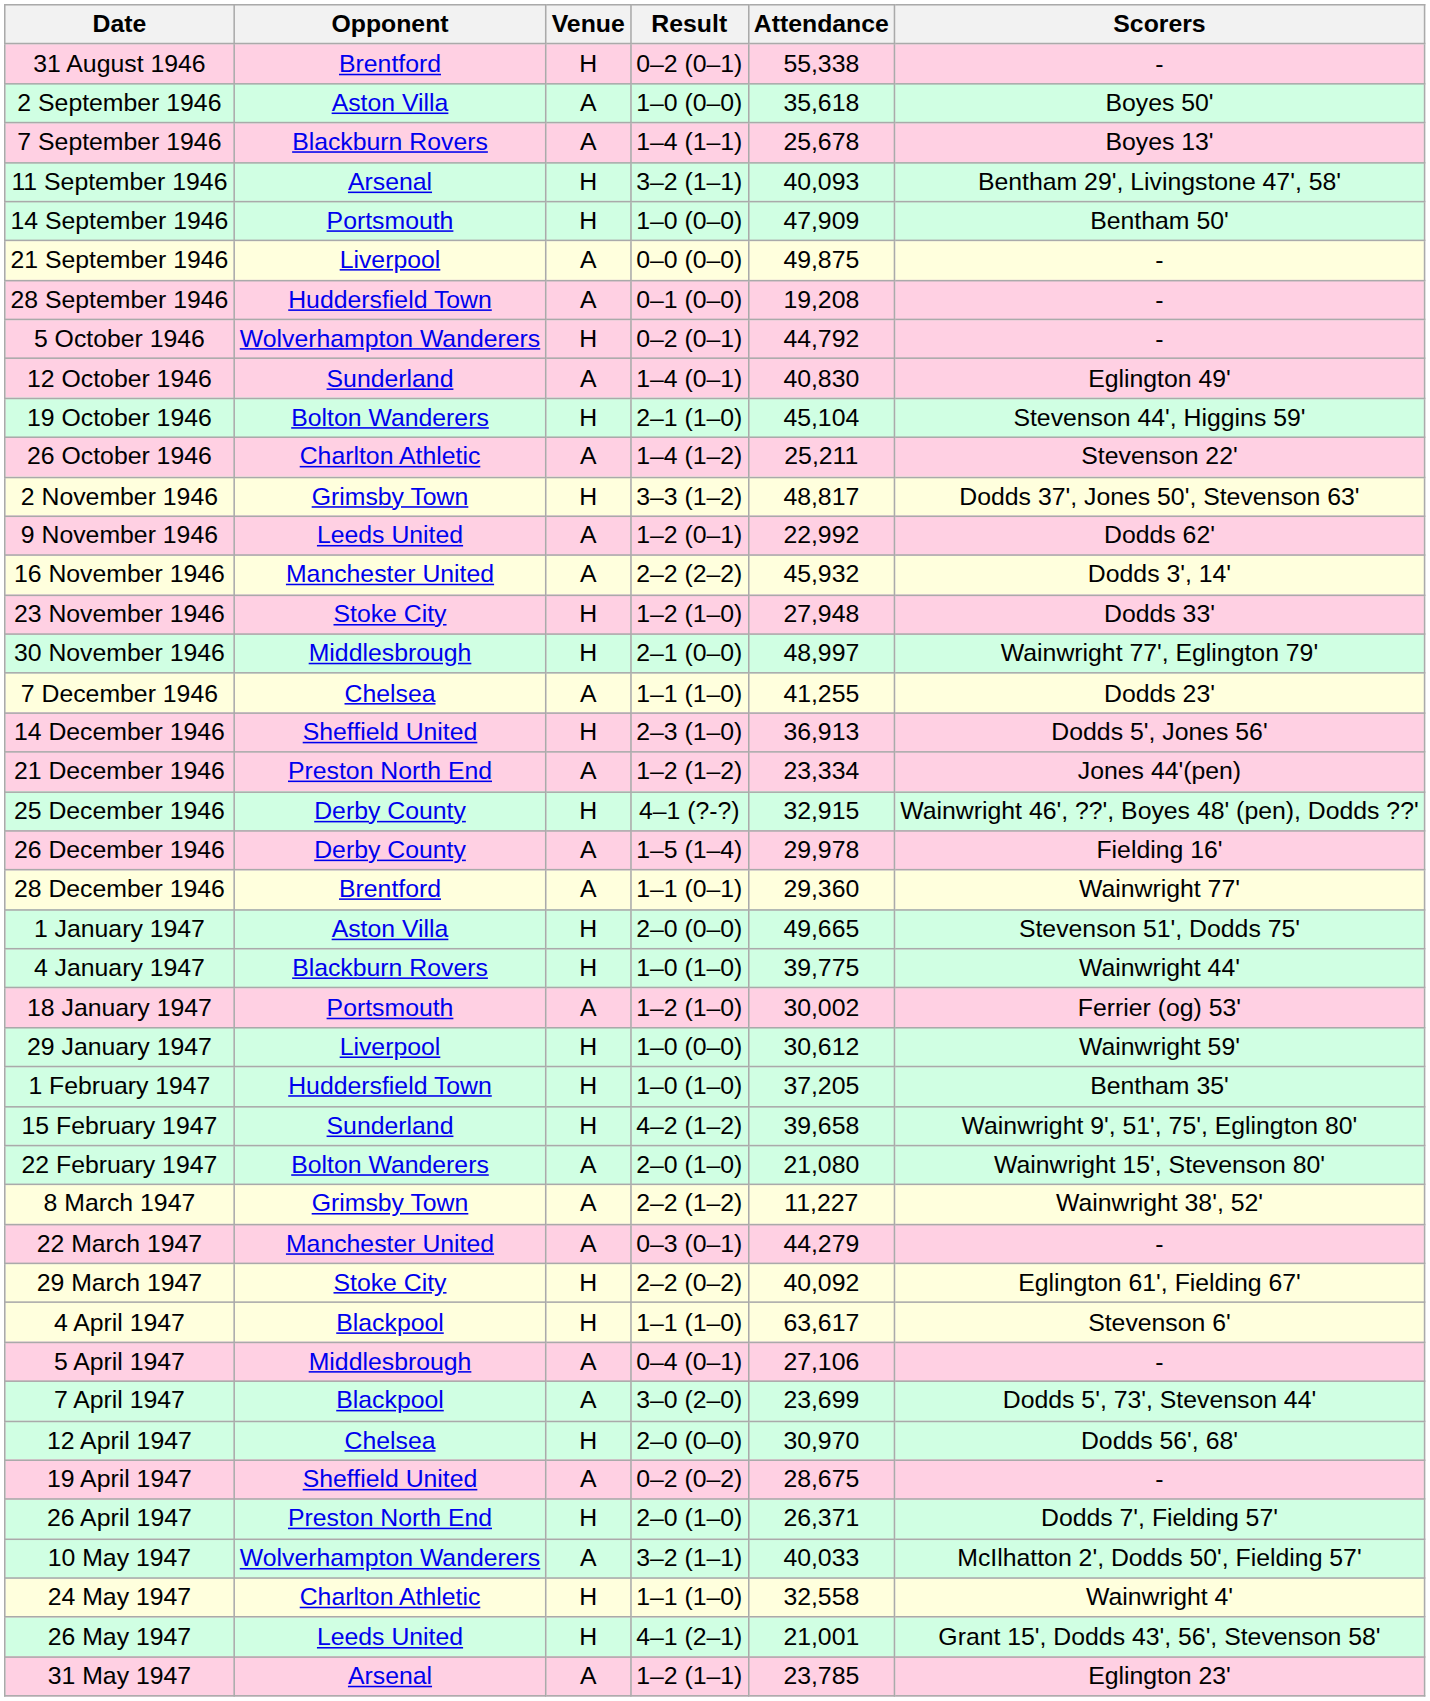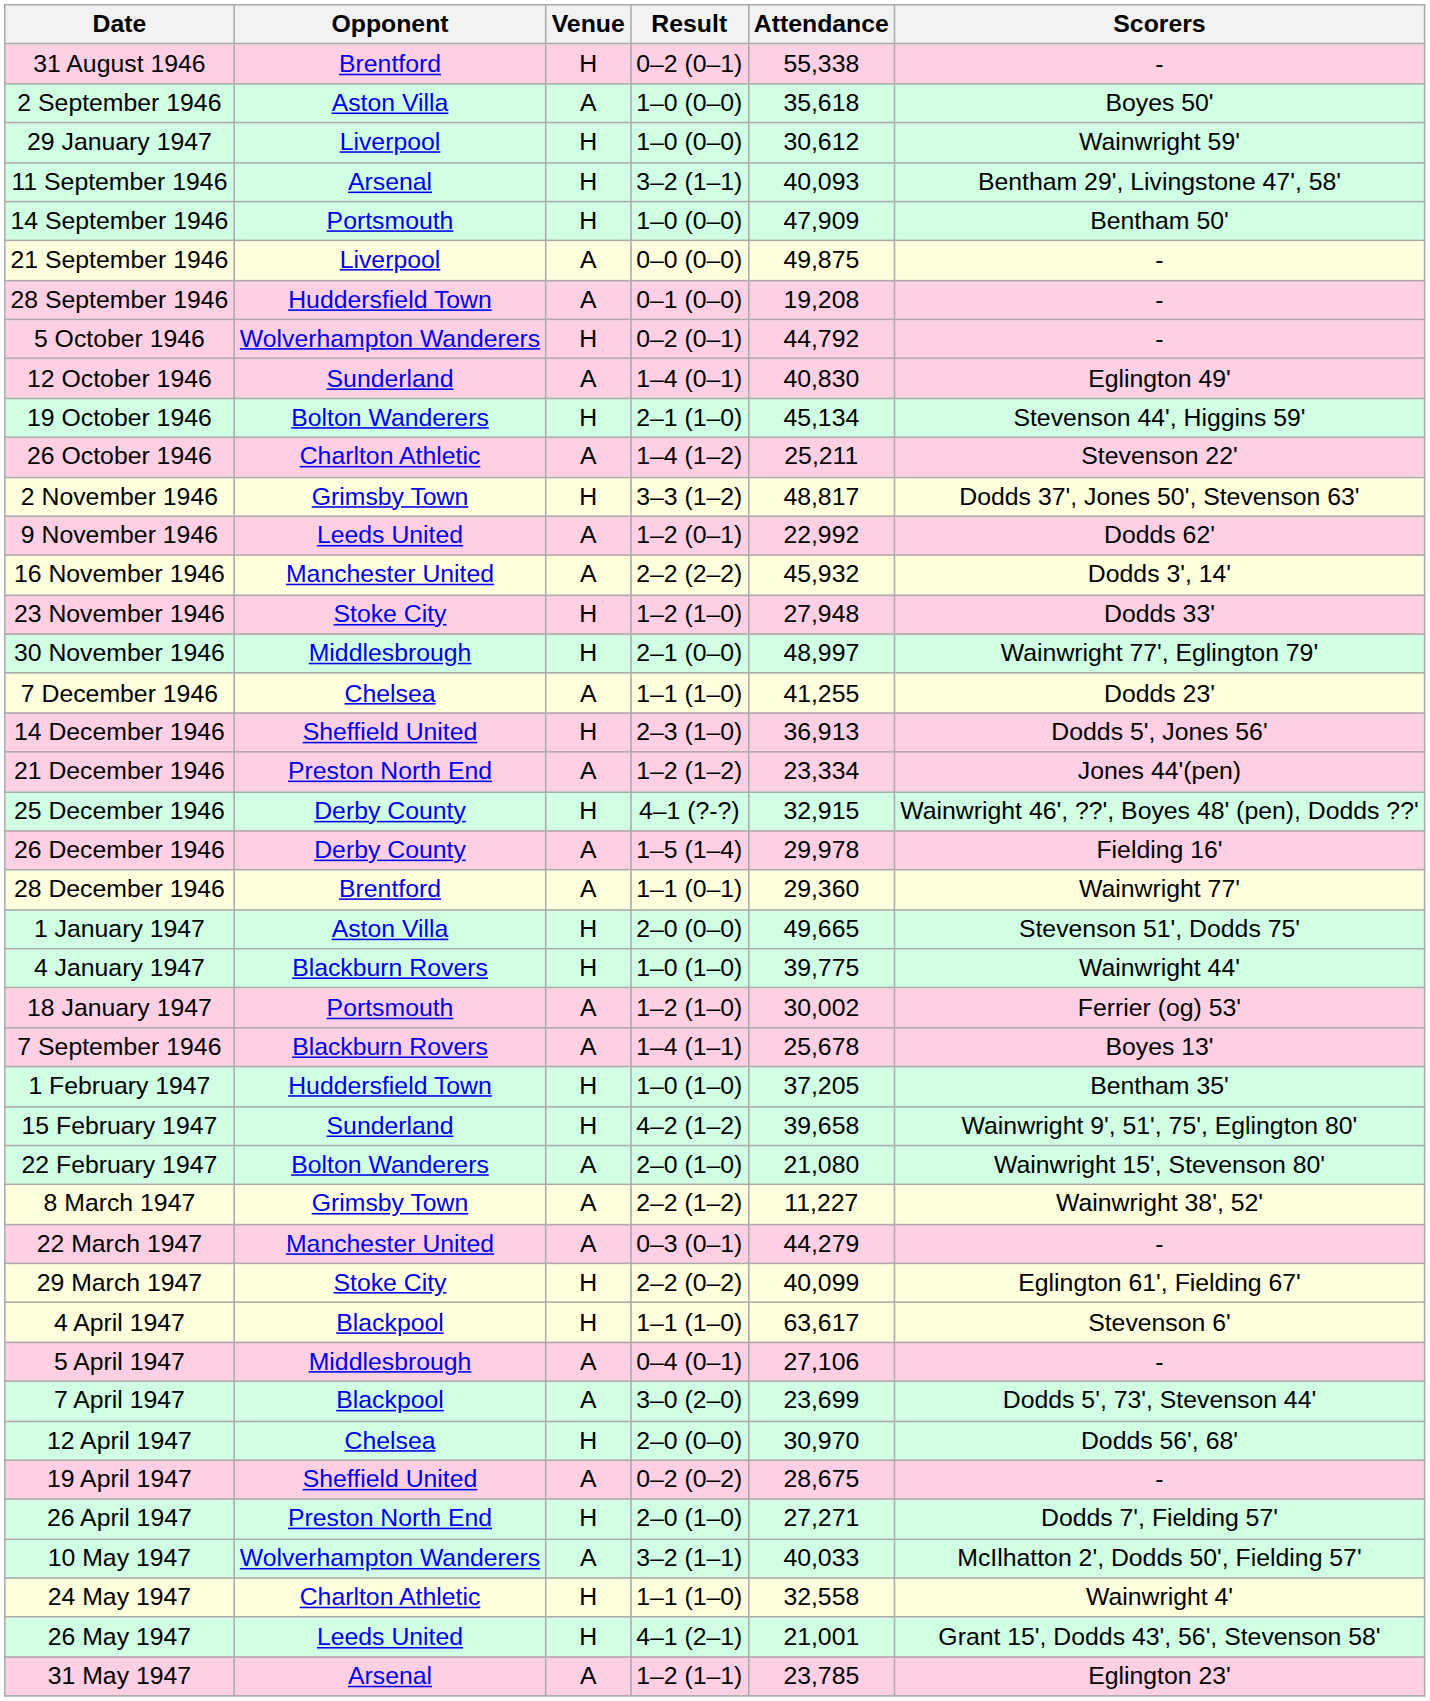rows swapped: (119, 142) <-> (119, 1046)
(821, 417) 45,104 -> (821, 417) 45,134
(821, 1282) 40,092 -> (821, 1282) 40,099
(821, 1518) 26,371 -> (821, 1518) 27,271
